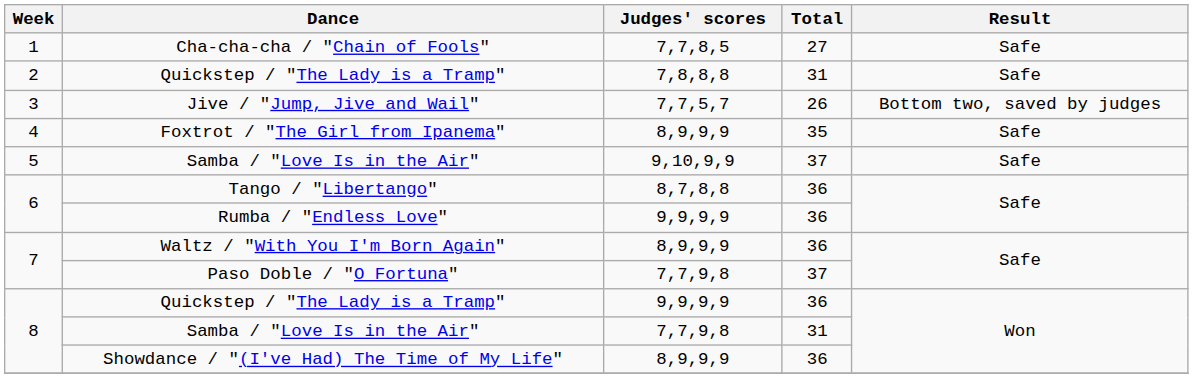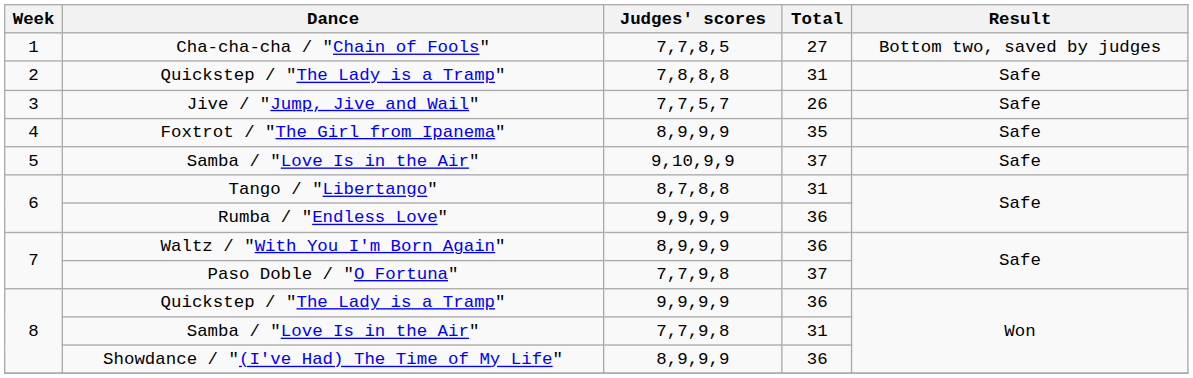(1020, 47) Safe -> (1020, 47) Bottom two, saved by judges
(1020, 104) Bottom two, saved by judges -> (1020, 104) Safe
(817, 189) 36 -> (817, 189) 31
